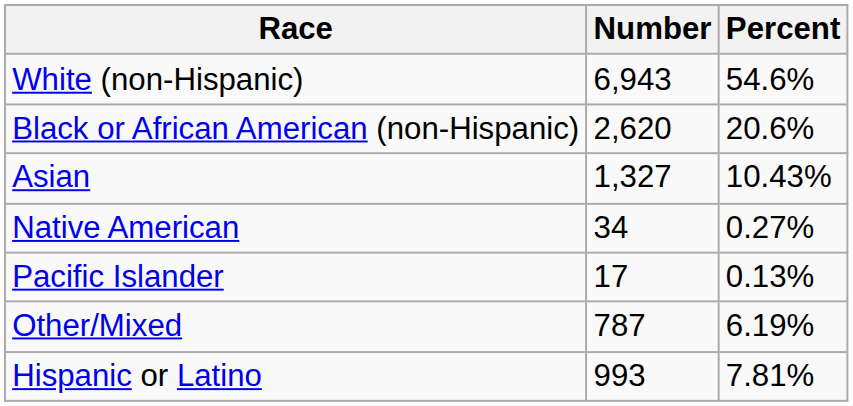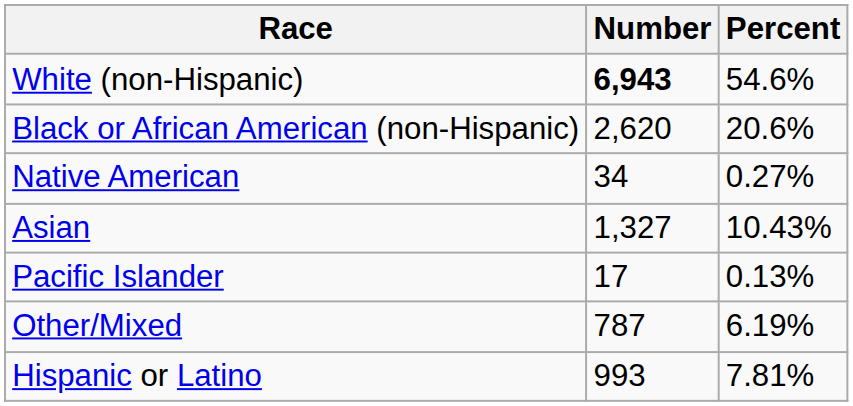(633, 78) normal -> (633, 78) bold
rows swapped: (126, 227) <-> (51, 177)
